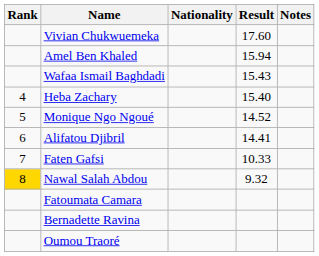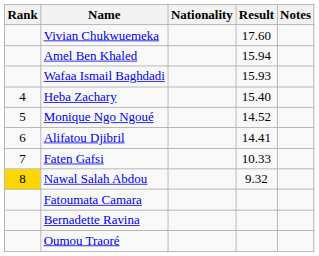(256, 76) 15.43 -> (256, 76) 15.93
